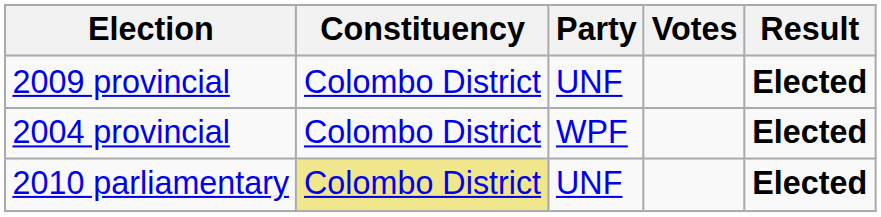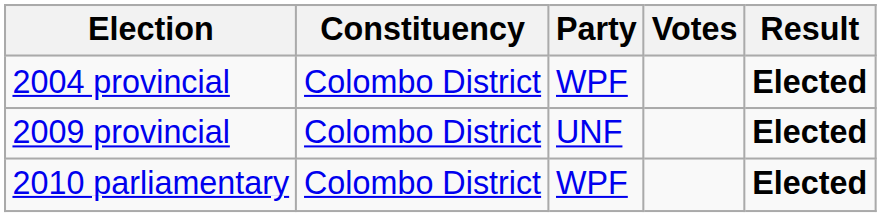rows swapped: (121, 132) <-> (121, 81)
(423, 183) khaki background -> (423, 183) no background
(589, 183) UNF -> (592, 183) WPF
